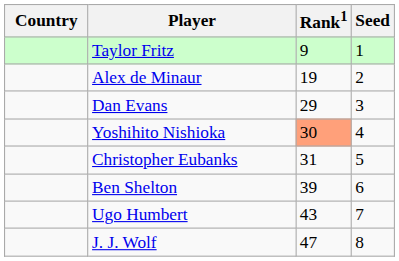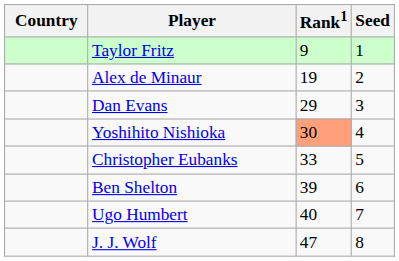(308, 159) 31 -> (308, 159) 33
(308, 214) 43 -> (308, 214) 40
